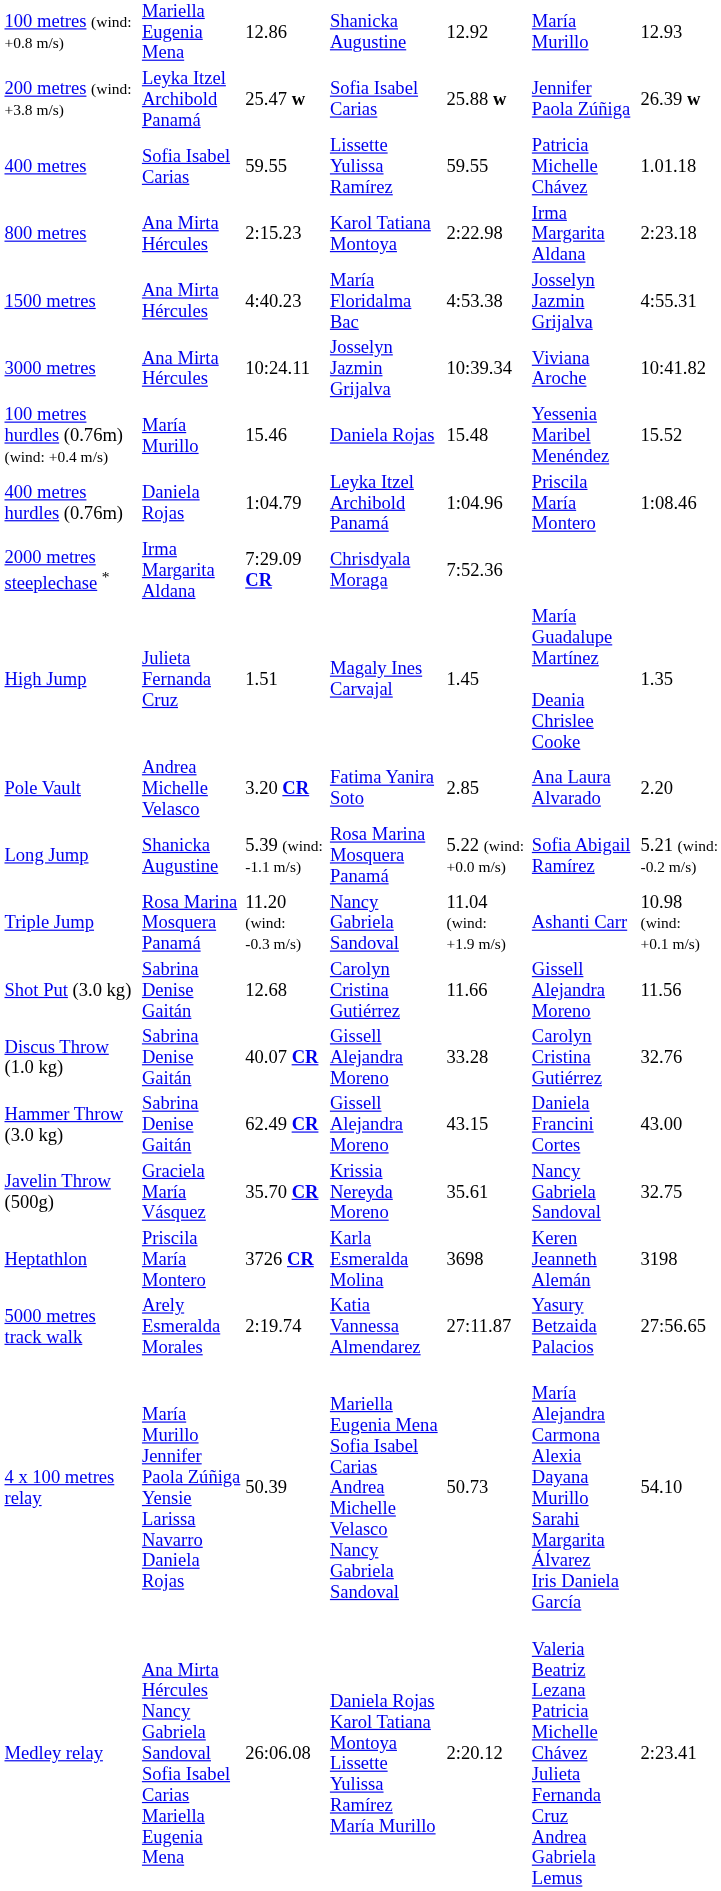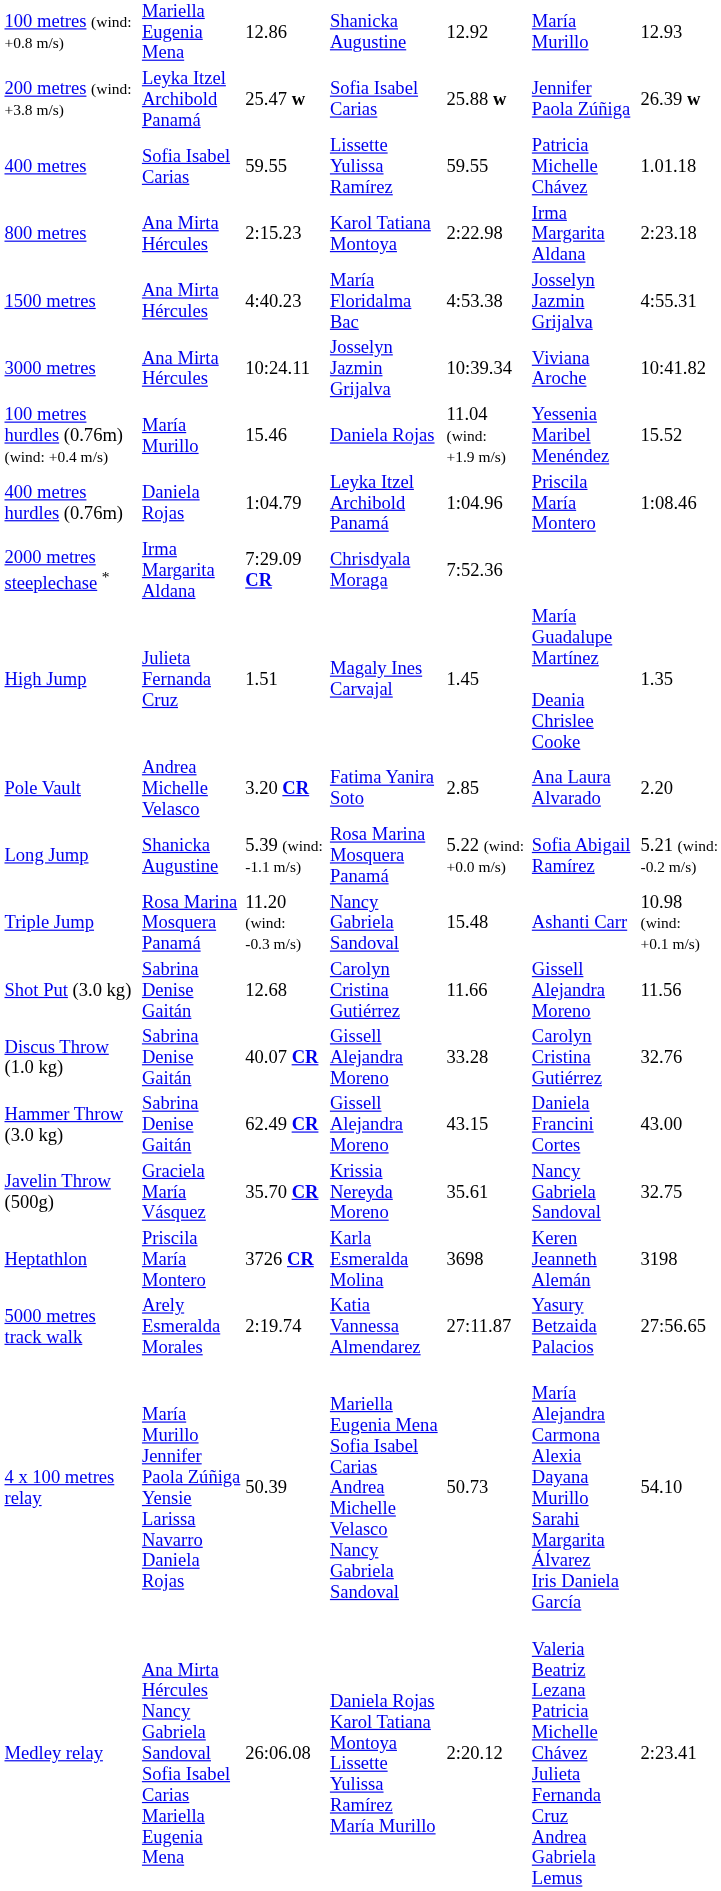(467, 435) 15.48 -> (476, 435) 11.04 (wind: +1.9 m/s)
(476, 922) 11.04 (wind: +1.9 m/s) -> (467, 922) 15.48
